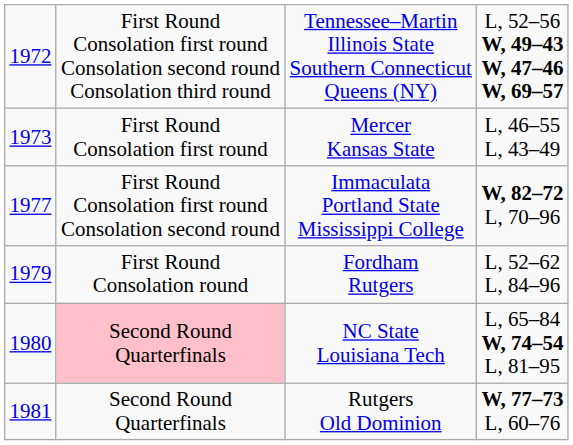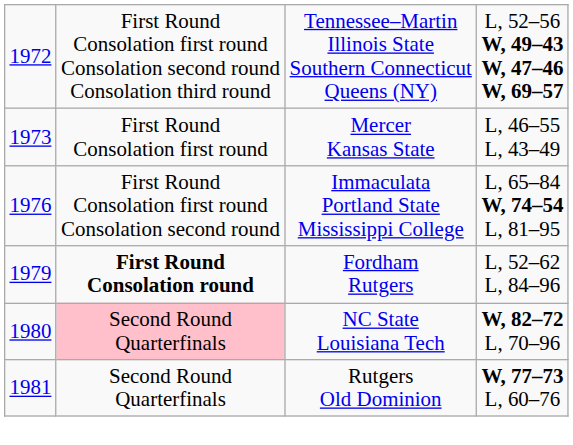(30, 205) 1977 -> (30, 205) 1976
(522, 205) W, 82–72 L, 70–96 -> (522, 205) L, 65–84 W, 74–54 L, 81–95
(171, 274) normal -> (171, 274) bold
(522, 342) L, 65–84 W, 74–54 L, 81–95 -> (522, 330) W, 82–72 L, 70–96
